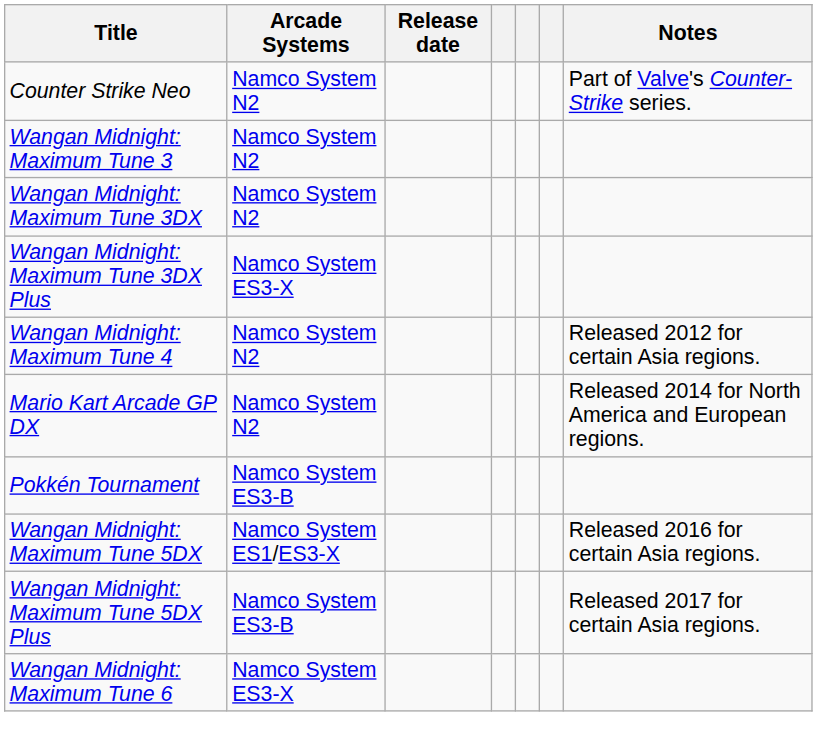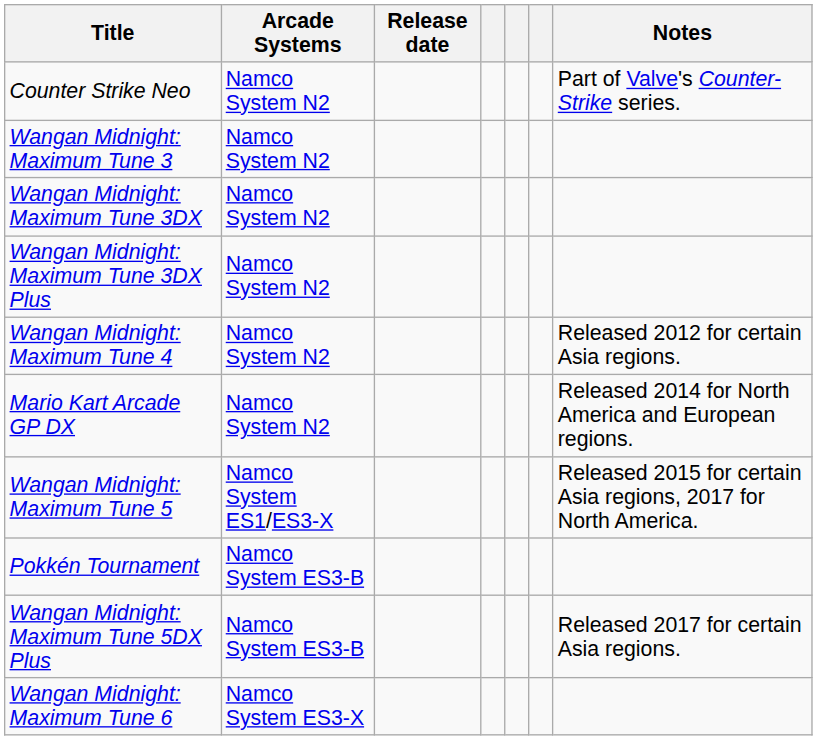(304, 276) Namco System ES3-X -> (278, 276) Namco System N2
+ row: (95, 497)
- row: (106, 542)
